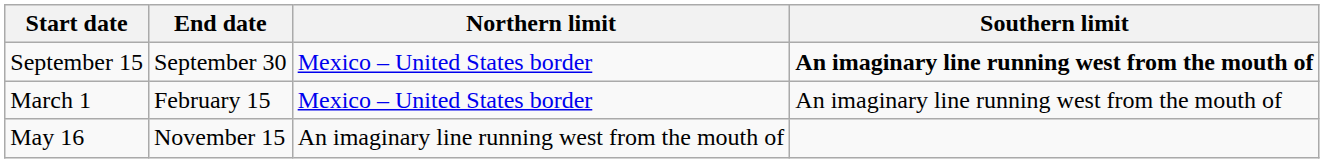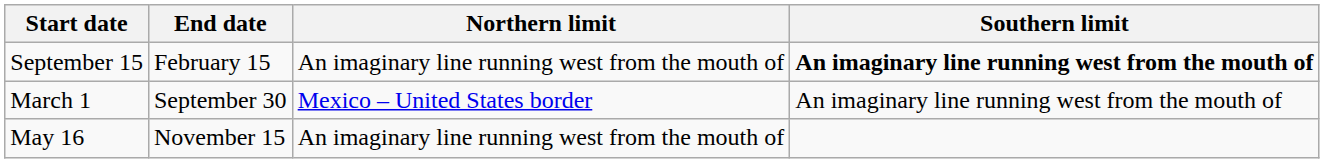(220, 61) September 30 -> (212, 61) February 15
(445, 61) Mexico – United States border -> (541, 61) An imaginary line running west from the mouth of
(212, 99) February 15 -> (220, 99) September 30
